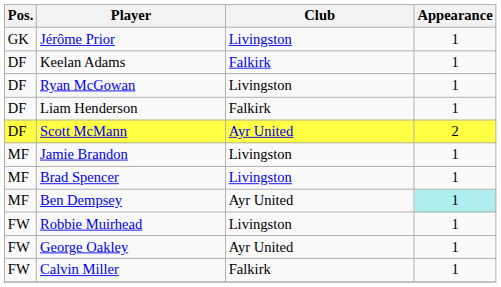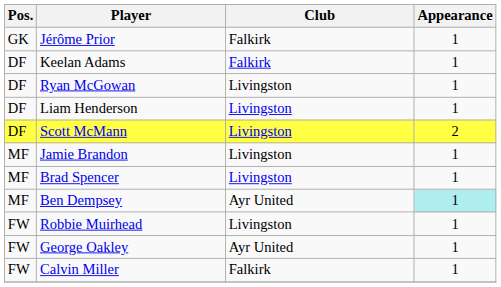(260, 39) Livingston -> (250, 39) Falkirk
(250, 108) Falkirk -> (260, 108) Livingston
(261, 131) Ayr United -> (260, 131) Livingston
